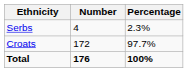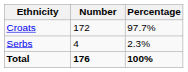rows swapped: (21, 43) <-> (20, 28)
